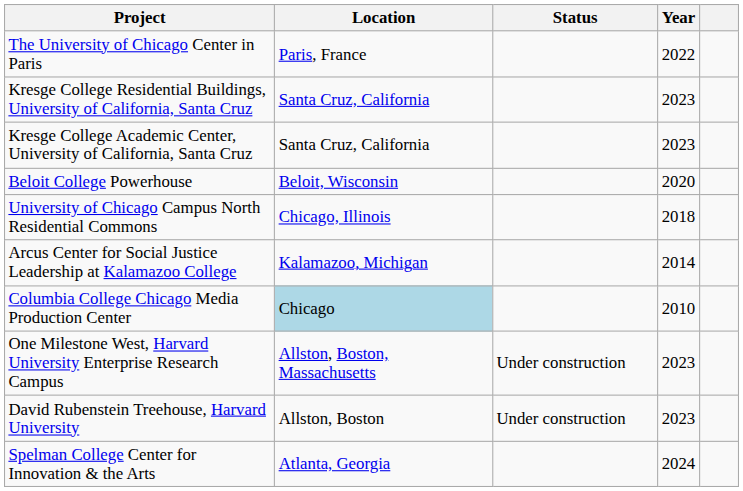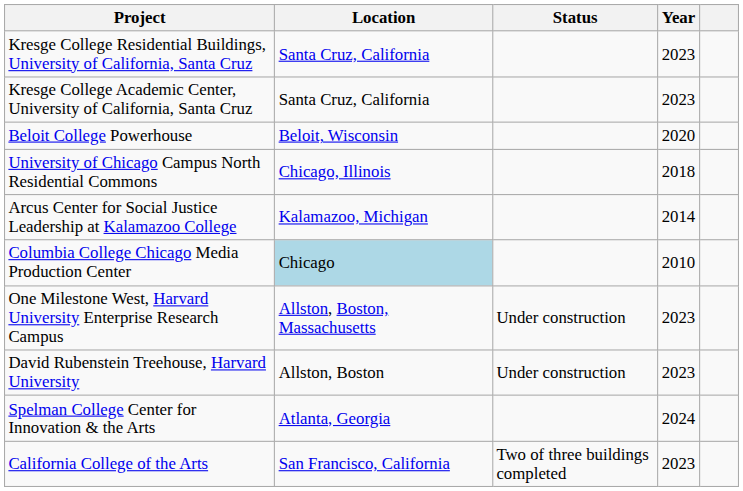- row: (131, 53)
+ row: (108, 463)
